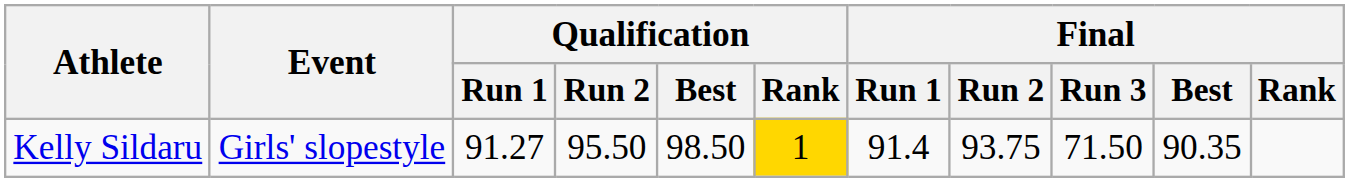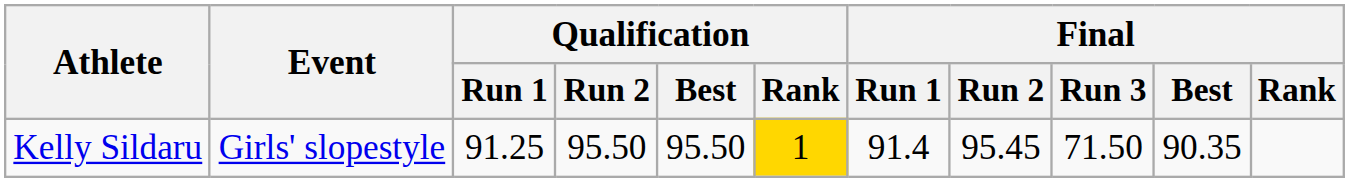(505, 147) 91.27 -> (505, 147) 91.25
(706, 147) 98.50 -> (706, 147) 95.50
(1001, 147) 93.75 -> (1001, 147) 95.45
